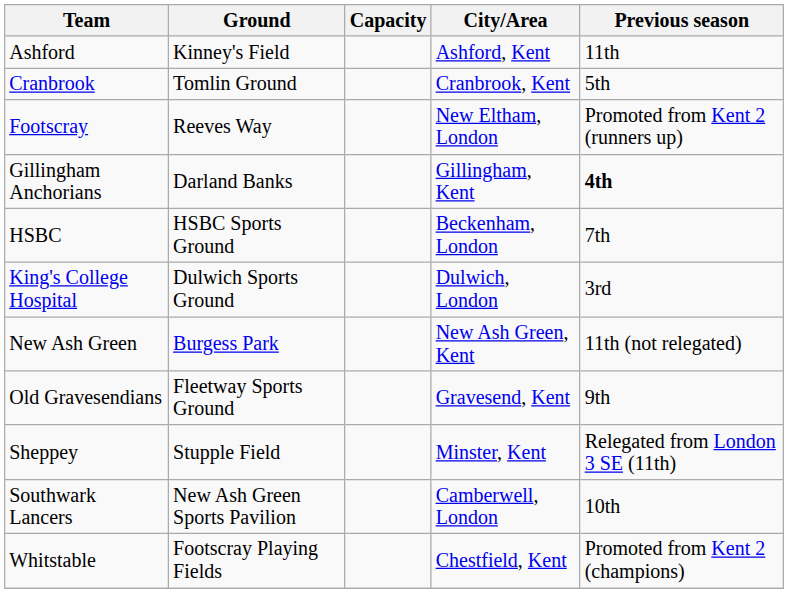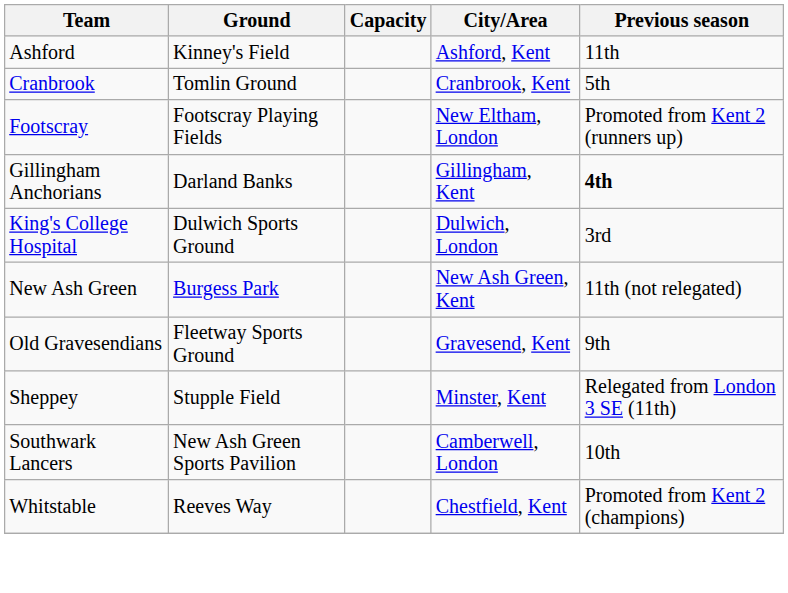(222, 126) Reeves Way -> (246, 126) Footscray Playing Fields
- row: (35, 235)
(246, 560) Footscray Playing Fields -> (222, 506) Reeves Way
